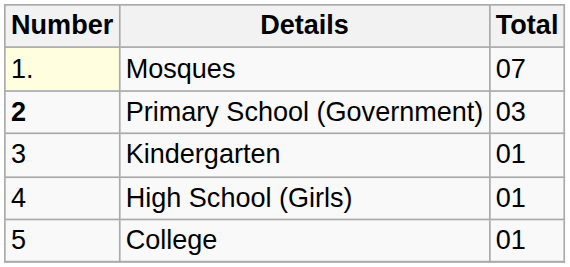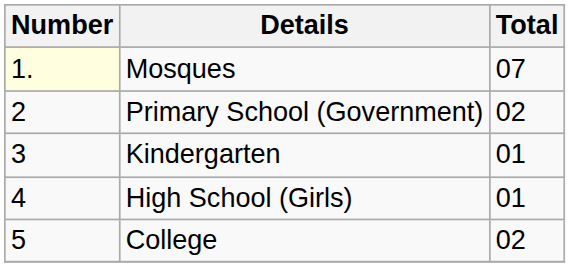(19, 111) bold -> (19, 111) normal
(511, 111) 03 -> (511, 111) 02
(511, 240) 01 -> (511, 240) 02
